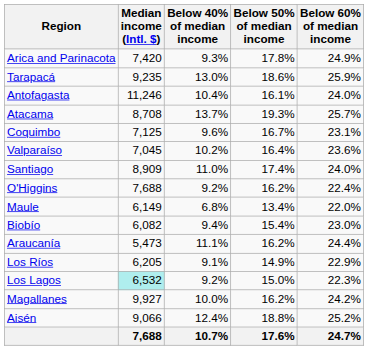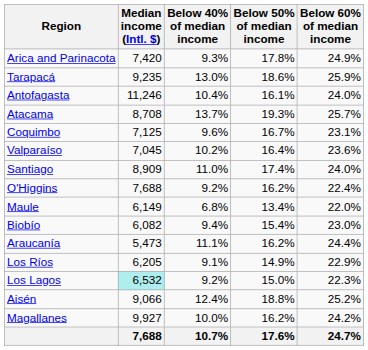rows swapped: (22, 317) <-> (37, 299)
